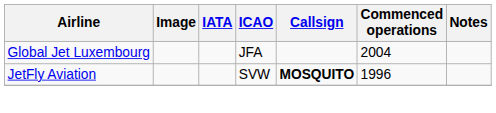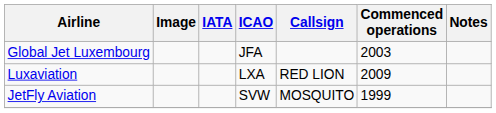(376, 52) 2004 -> (376, 52) 2003
+ row: (42, 74)
(317, 74) bold -> (317, 96) normal
(376, 74) 1996 -> (376, 96) 1999
